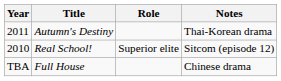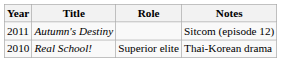(228, 31) Thai-Korean drama -> (229, 31) Sitcom (episode 12)
(229, 48) Sitcom (episode 12) -> (228, 48) Thai-Korean drama
- row: (60, 66)
